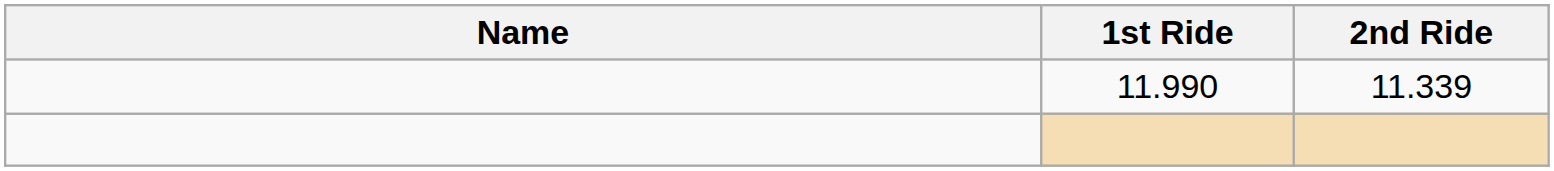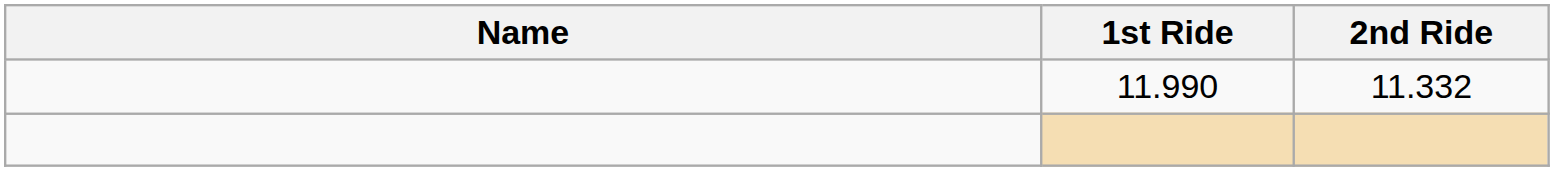(1421, 86) 11.339 -> (1421, 86) 11.332
